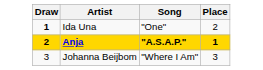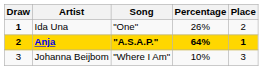+ column: (200, 12)
